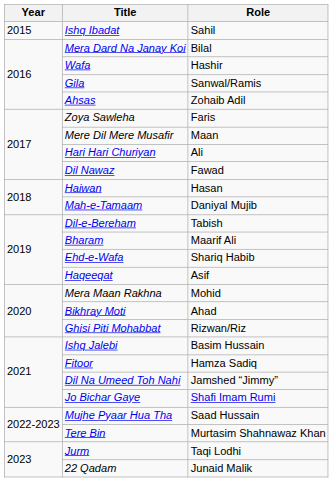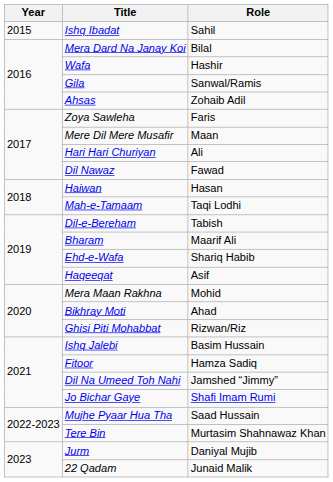(224, 205) Daniyal Mujib -> (216, 205) Taqi Lodhi
(216, 450) Taqi Lodhi -> (224, 450) Daniyal Mujib
